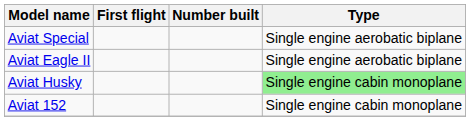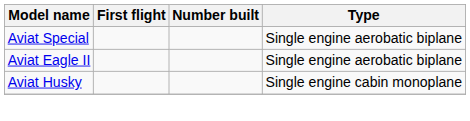(364, 82) lightgreen background -> (364, 82) no background
- row: (37, 104)
